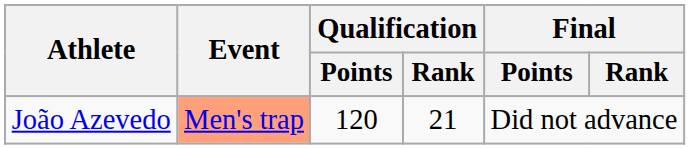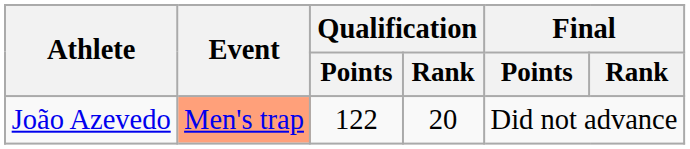(356, 119) 120 -> (356, 119) 122
(443, 119) 21 -> (443, 119) 20
